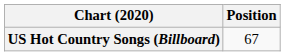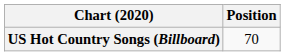(252, 39) 67 -> (252, 39) 70
